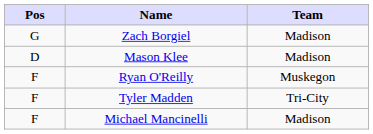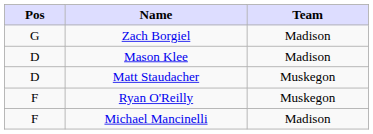+ row: (156, 77)
- row: (156, 98)
